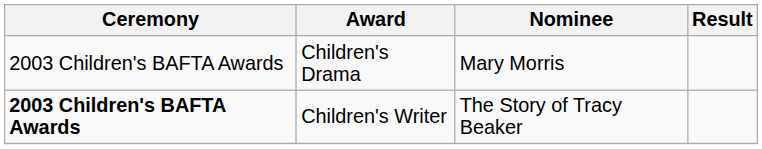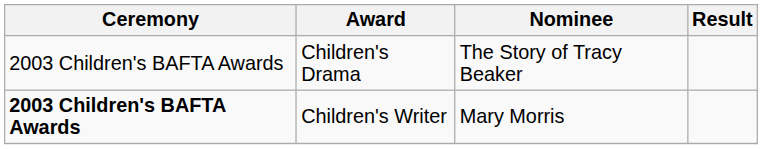(512, 62) Mary Morris -> (541, 62) The Story of Tracy Beaker
(541, 116) The Story of Tracy Beaker -> (512, 116) Mary Morris
